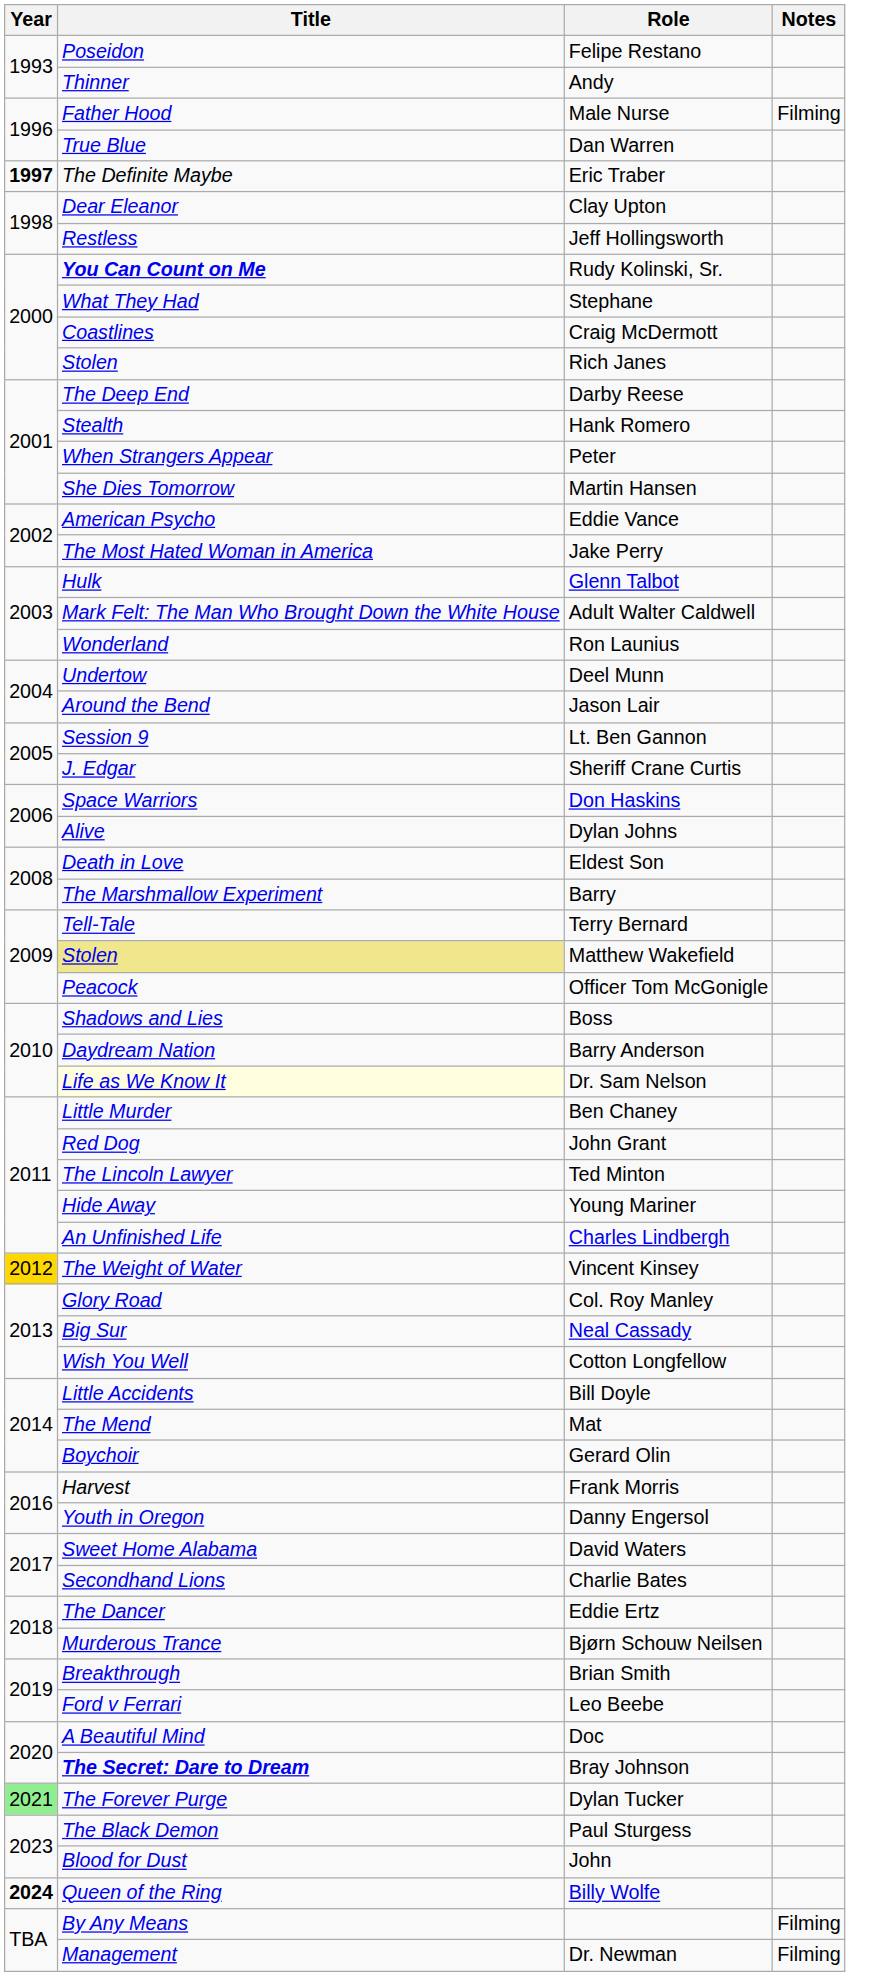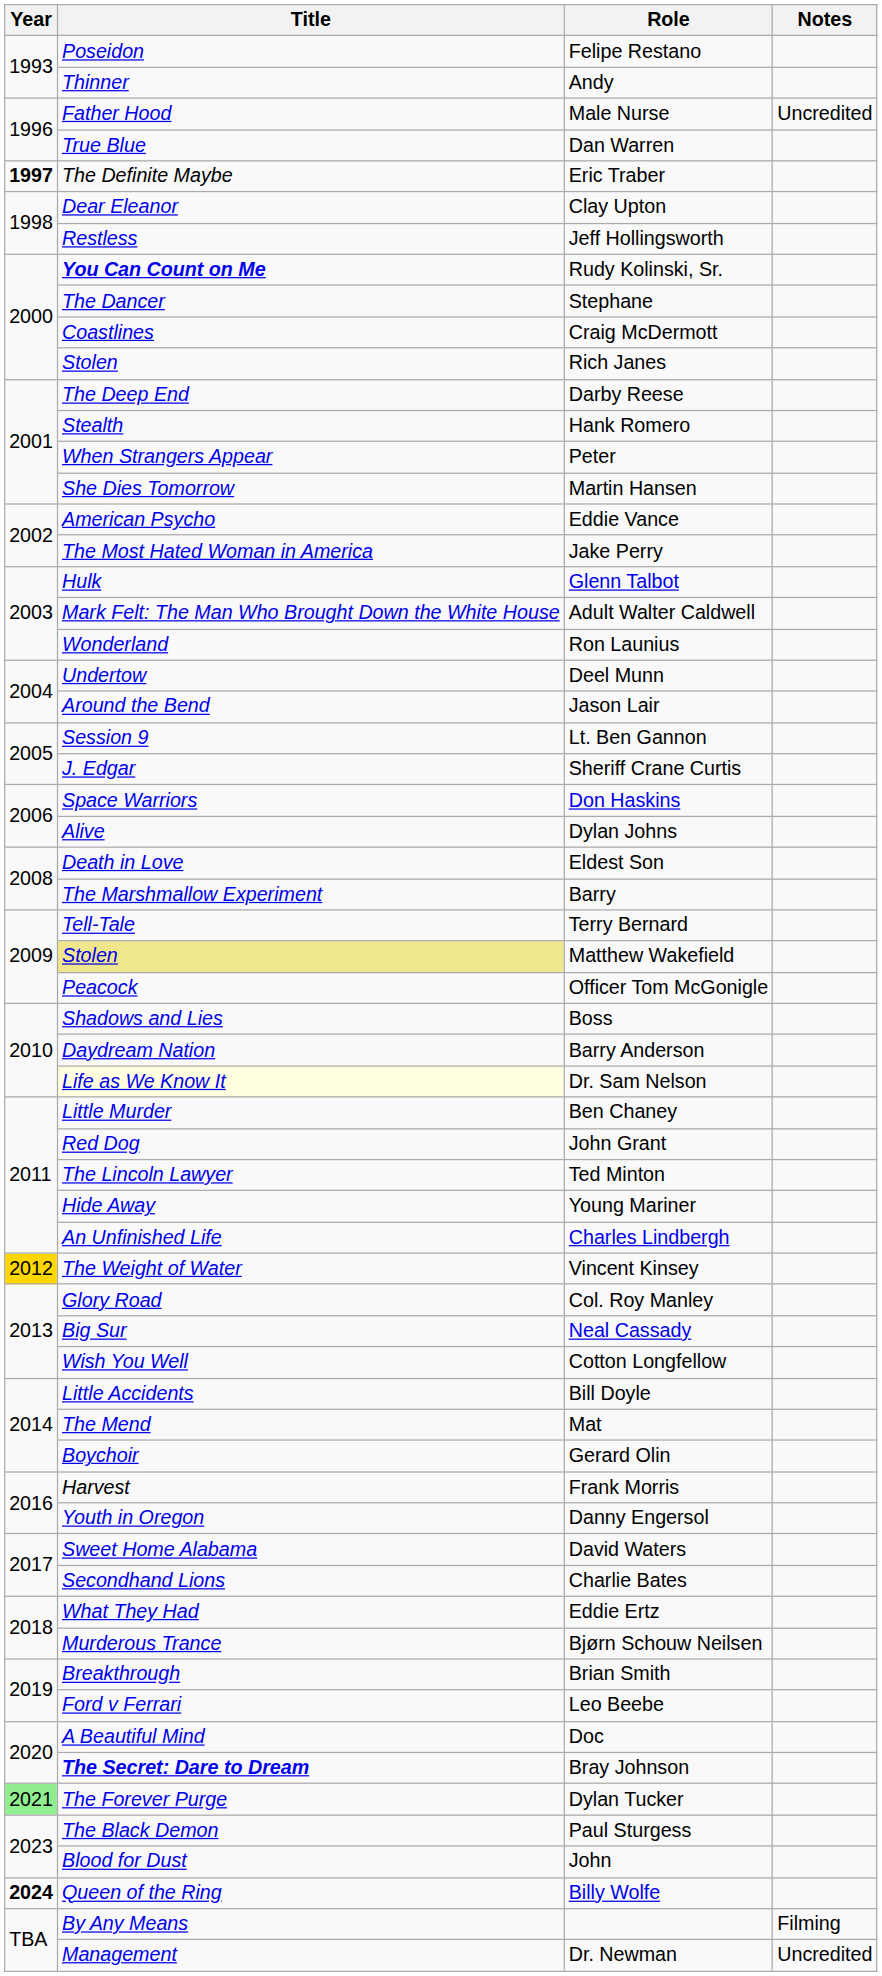(809, 113) Filming -> (825, 113) Uncredited
(130, 301) What They Had -> (113, 301) The Dancer
(113, 1611) The Dancer -> (130, 1611) What They Had
(809, 1955) Filming -> (825, 1955) Uncredited
